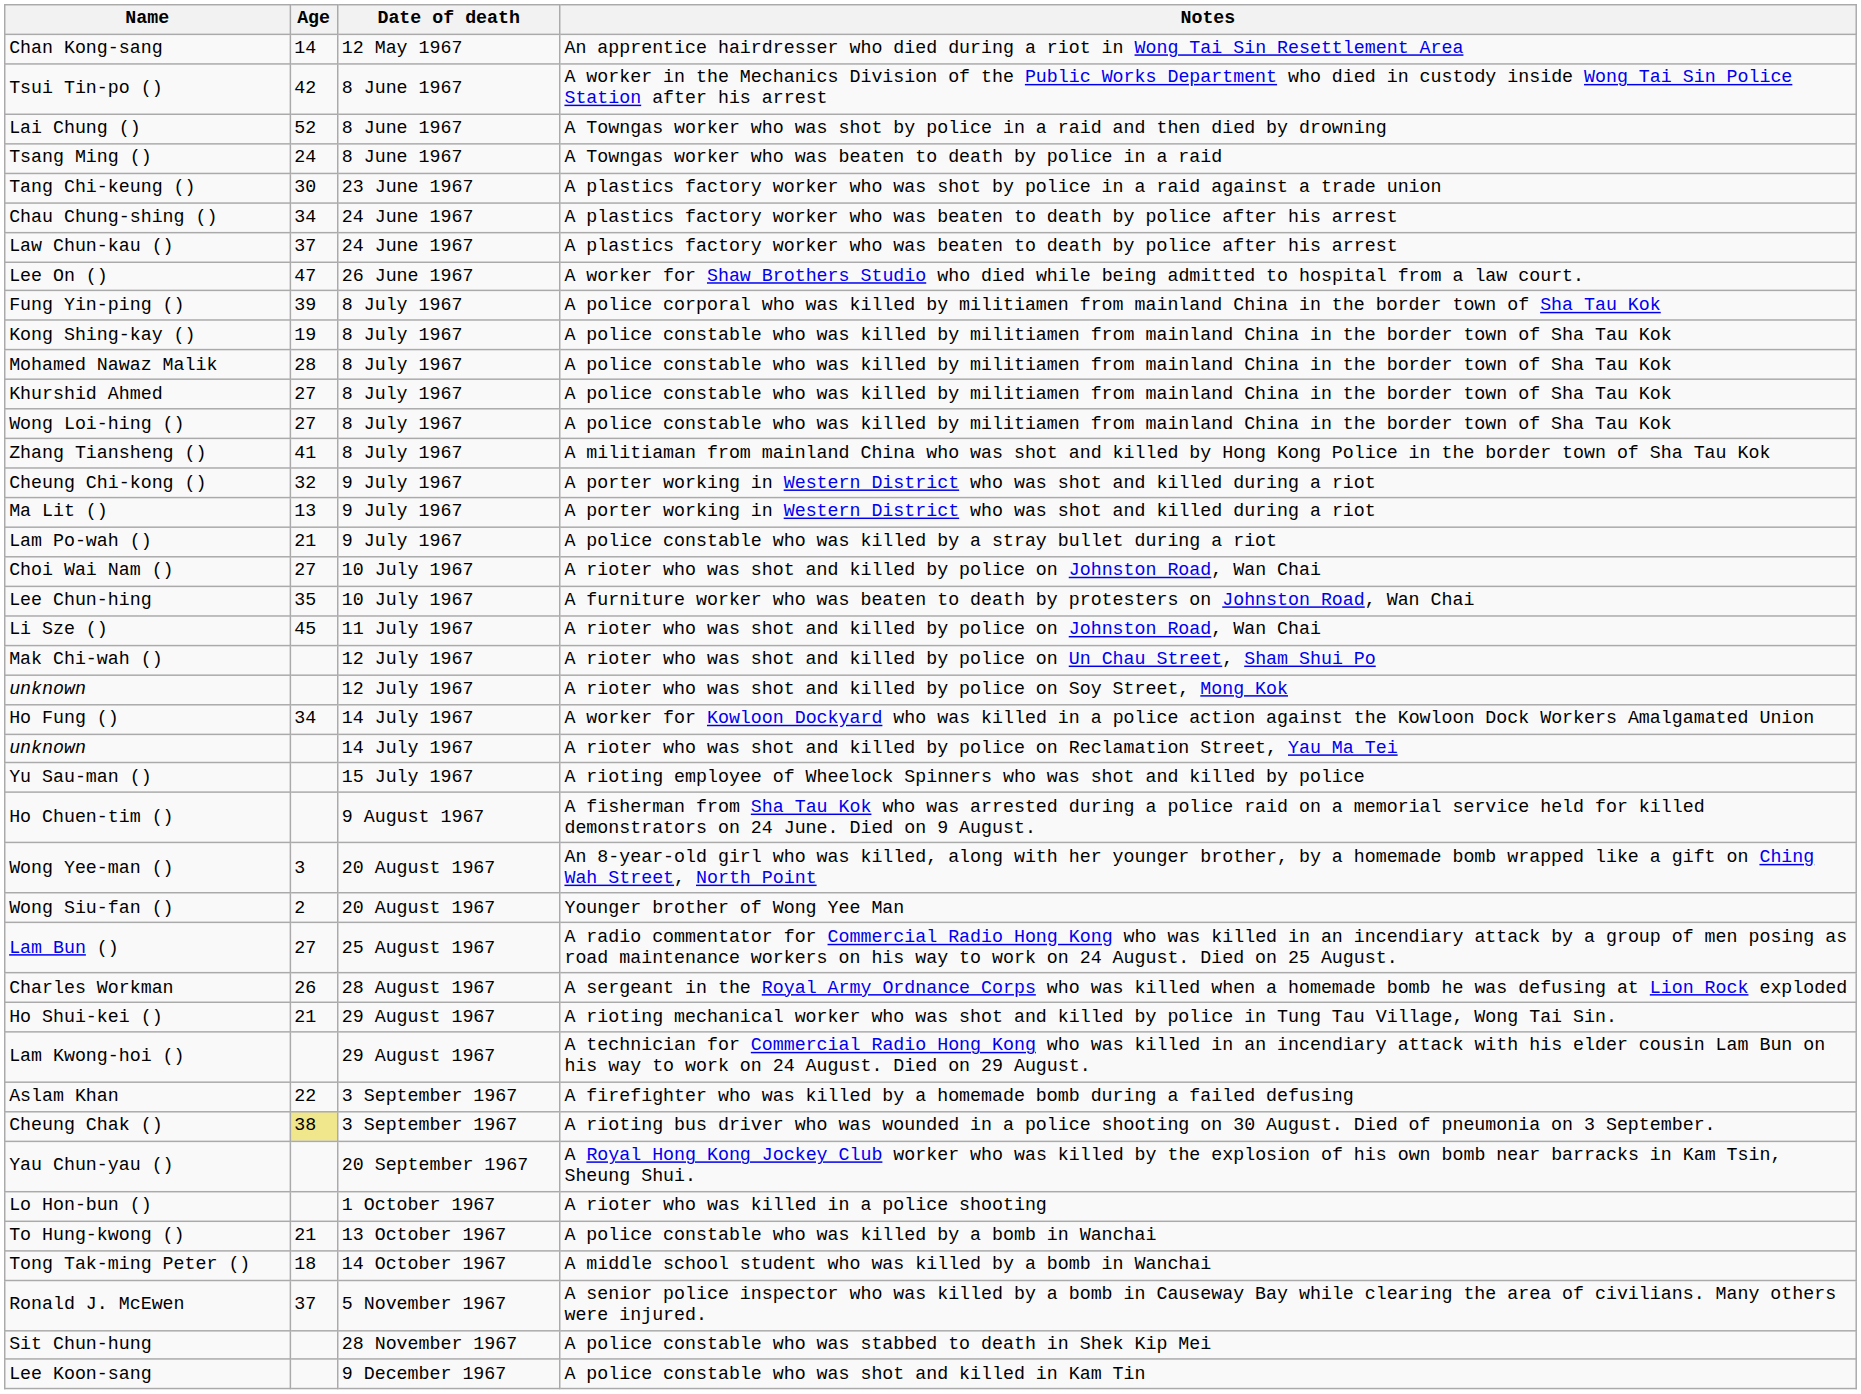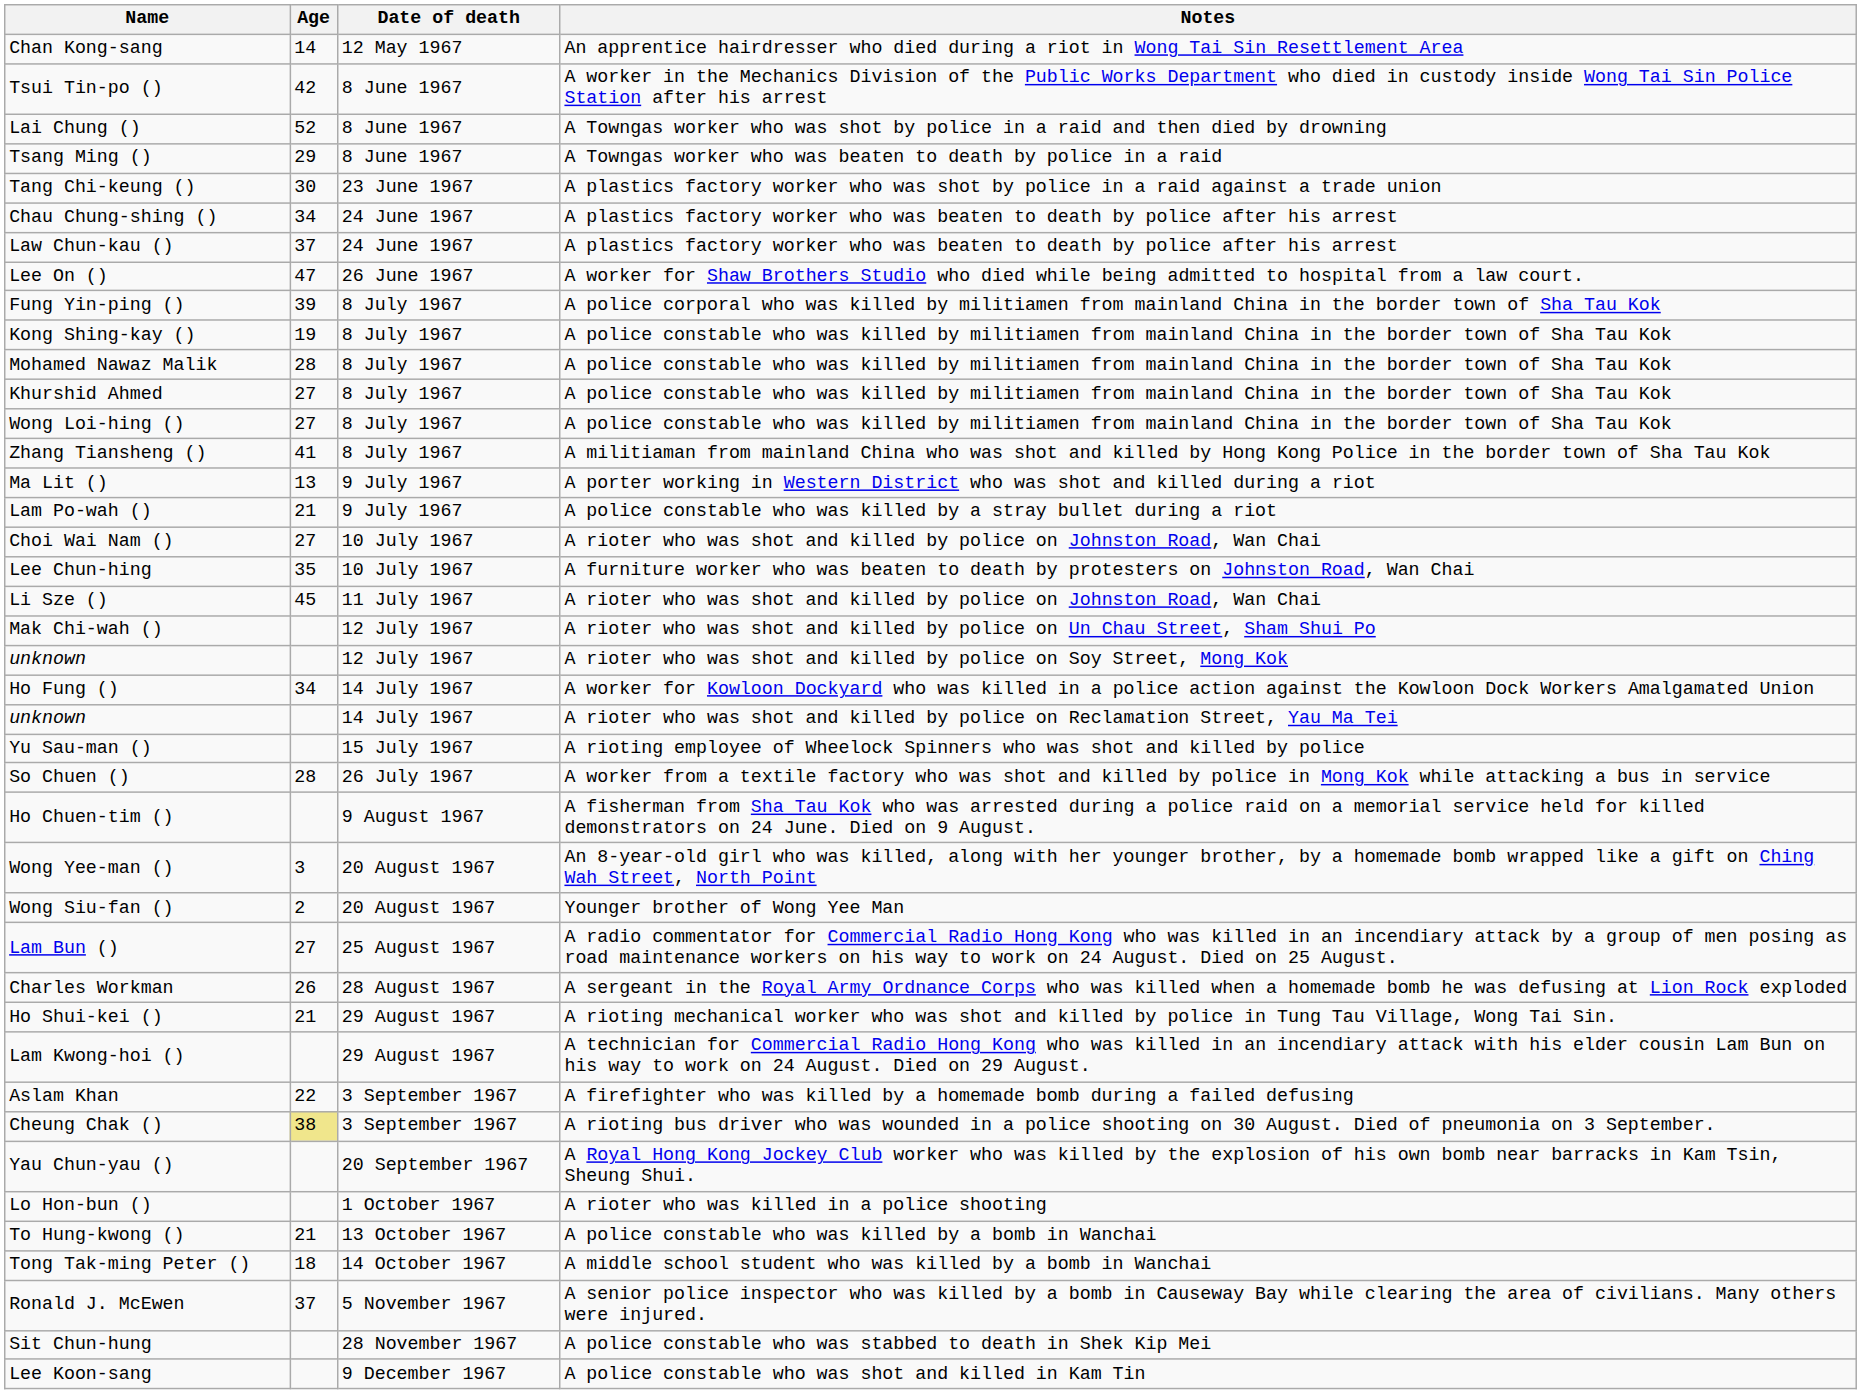(305, 159) 24 -> (305, 159) 29
- row: (108, 483)
+ row: (69, 778)
